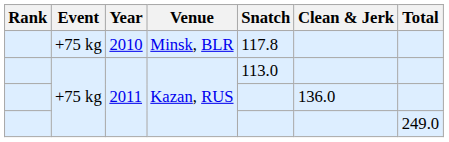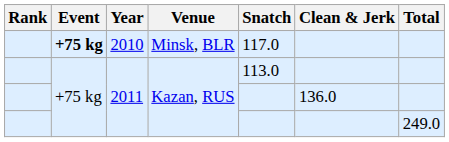(78, 44) normal -> (79, 44) bold
(260, 44) 117.8 -> (261, 44) 117.0
